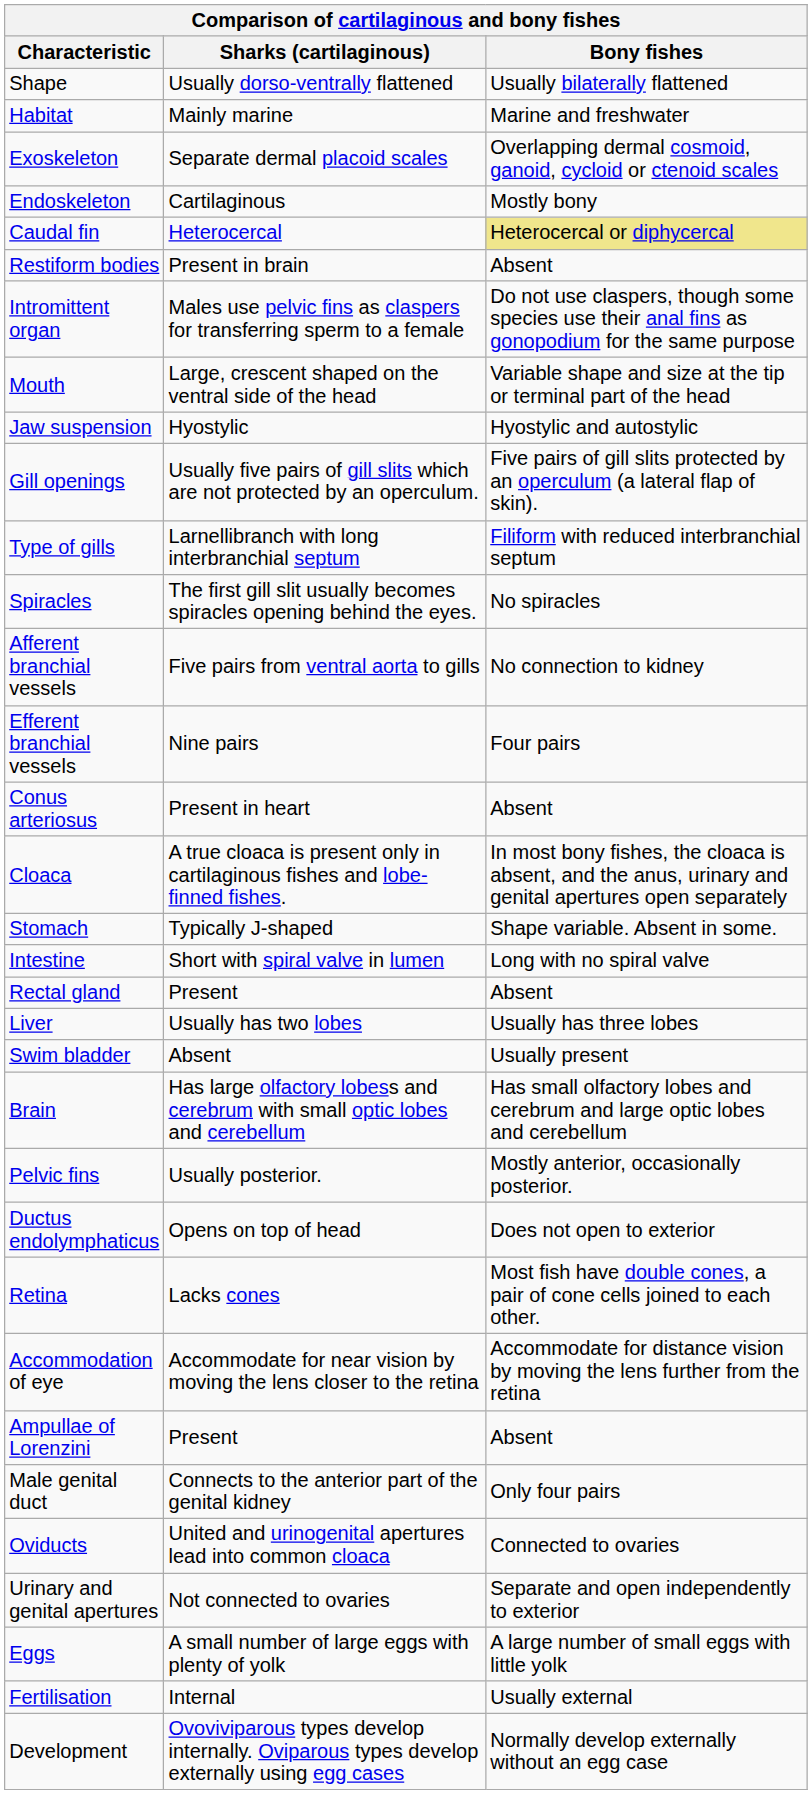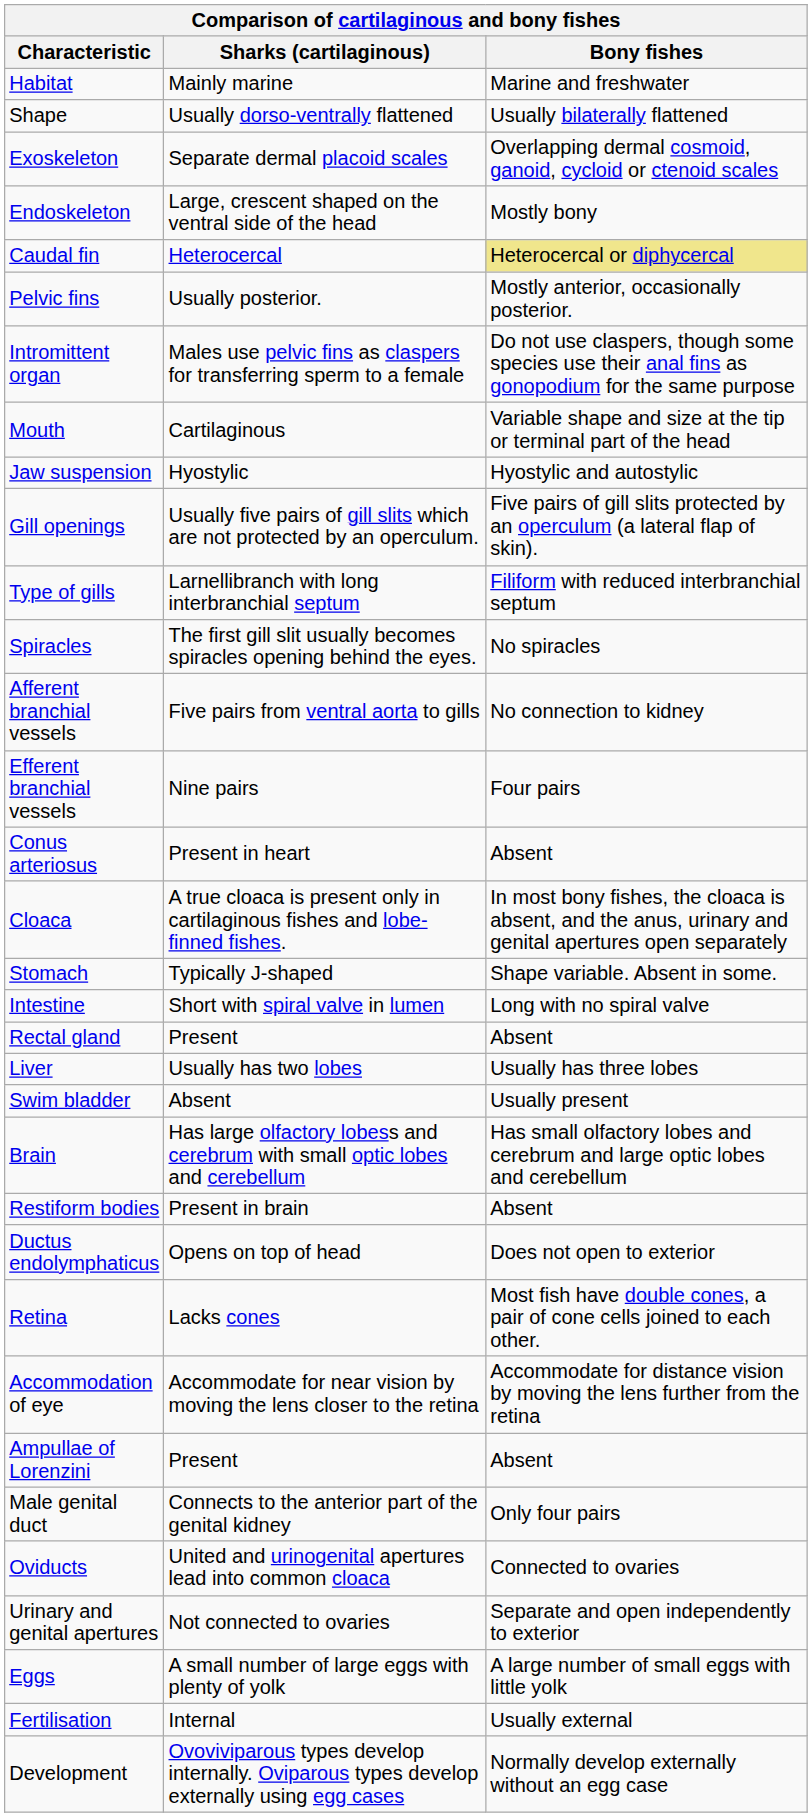rows swapped: (41, 115) <-> (38, 83)
(227, 201) Cartilaginous -> (304, 212) Large, crescent shaped on the ventral side of the head
rows swapped: (54, 1175) <-> (84, 264)
(304, 384) Large, crescent shaped on the ventral side of the head -> (227, 429) Cartilaginous
